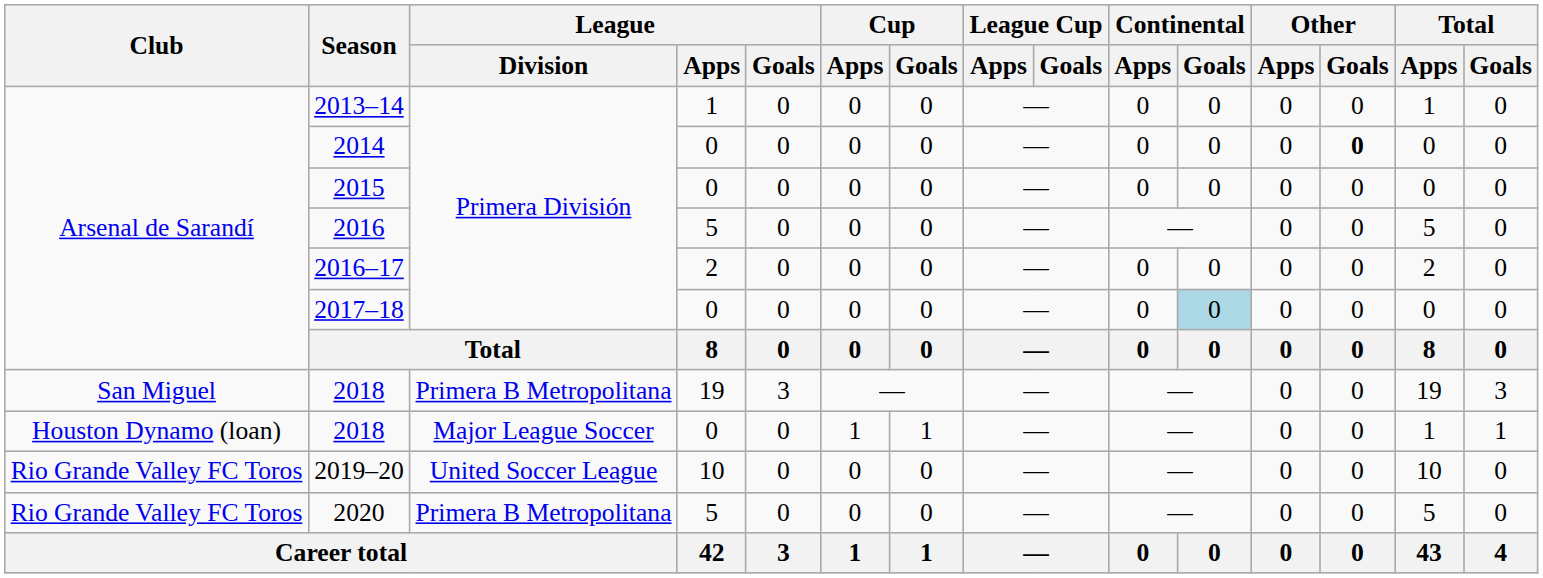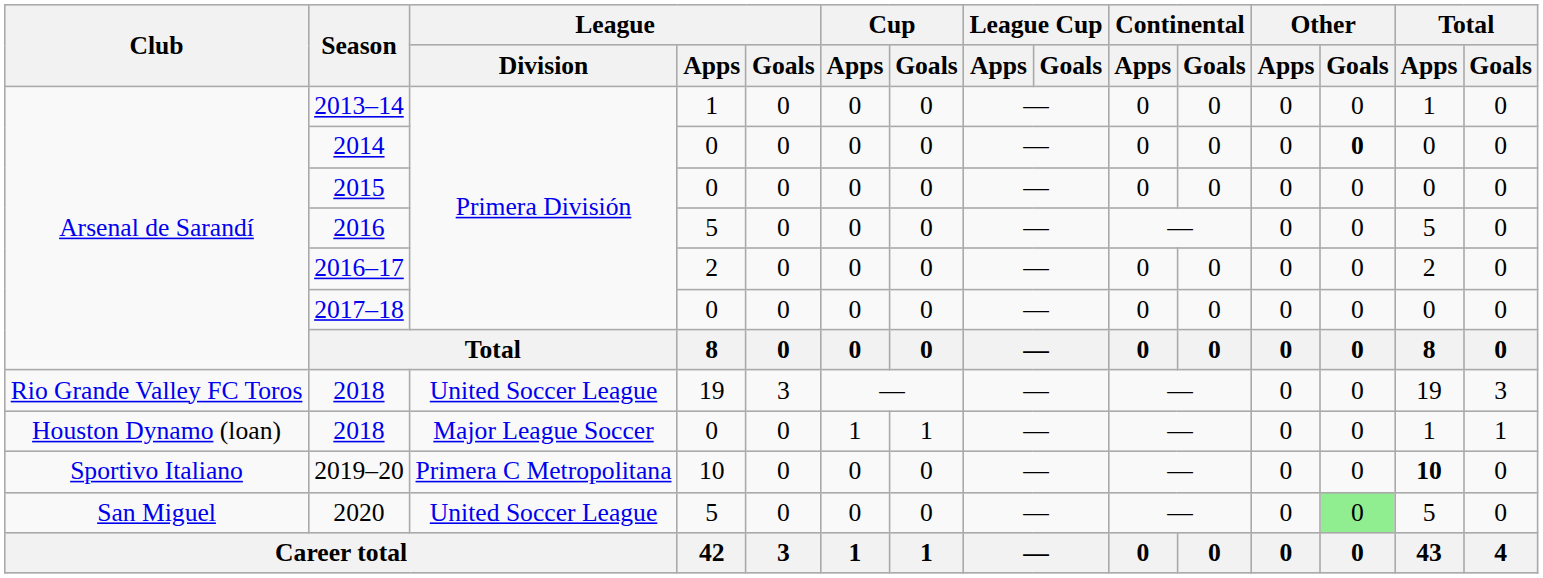(1214, 308) lightblue background -> (1214, 308) no background
(157, 390) San Miguel -> (157, 390) Rio Grande Valley FC Toros
(544, 390) Primera B Metropolitana -> (544, 390) United Soccer League
(157, 471) Rio Grande Valley FC Toros -> (157, 471) Sportivo Italiano
(544, 471) United Soccer League -> (544, 471) Primera C Metropolitana
(1429, 471) normal -> (1429, 471) bold
(157, 512) Rio Grande Valley FC Toros -> (157, 512) San Miguel
(544, 512) Primera B Metropolitana -> (544, 512) United Soccer League
(1358, 512) no background -> (1358, 512) lightgreen background
